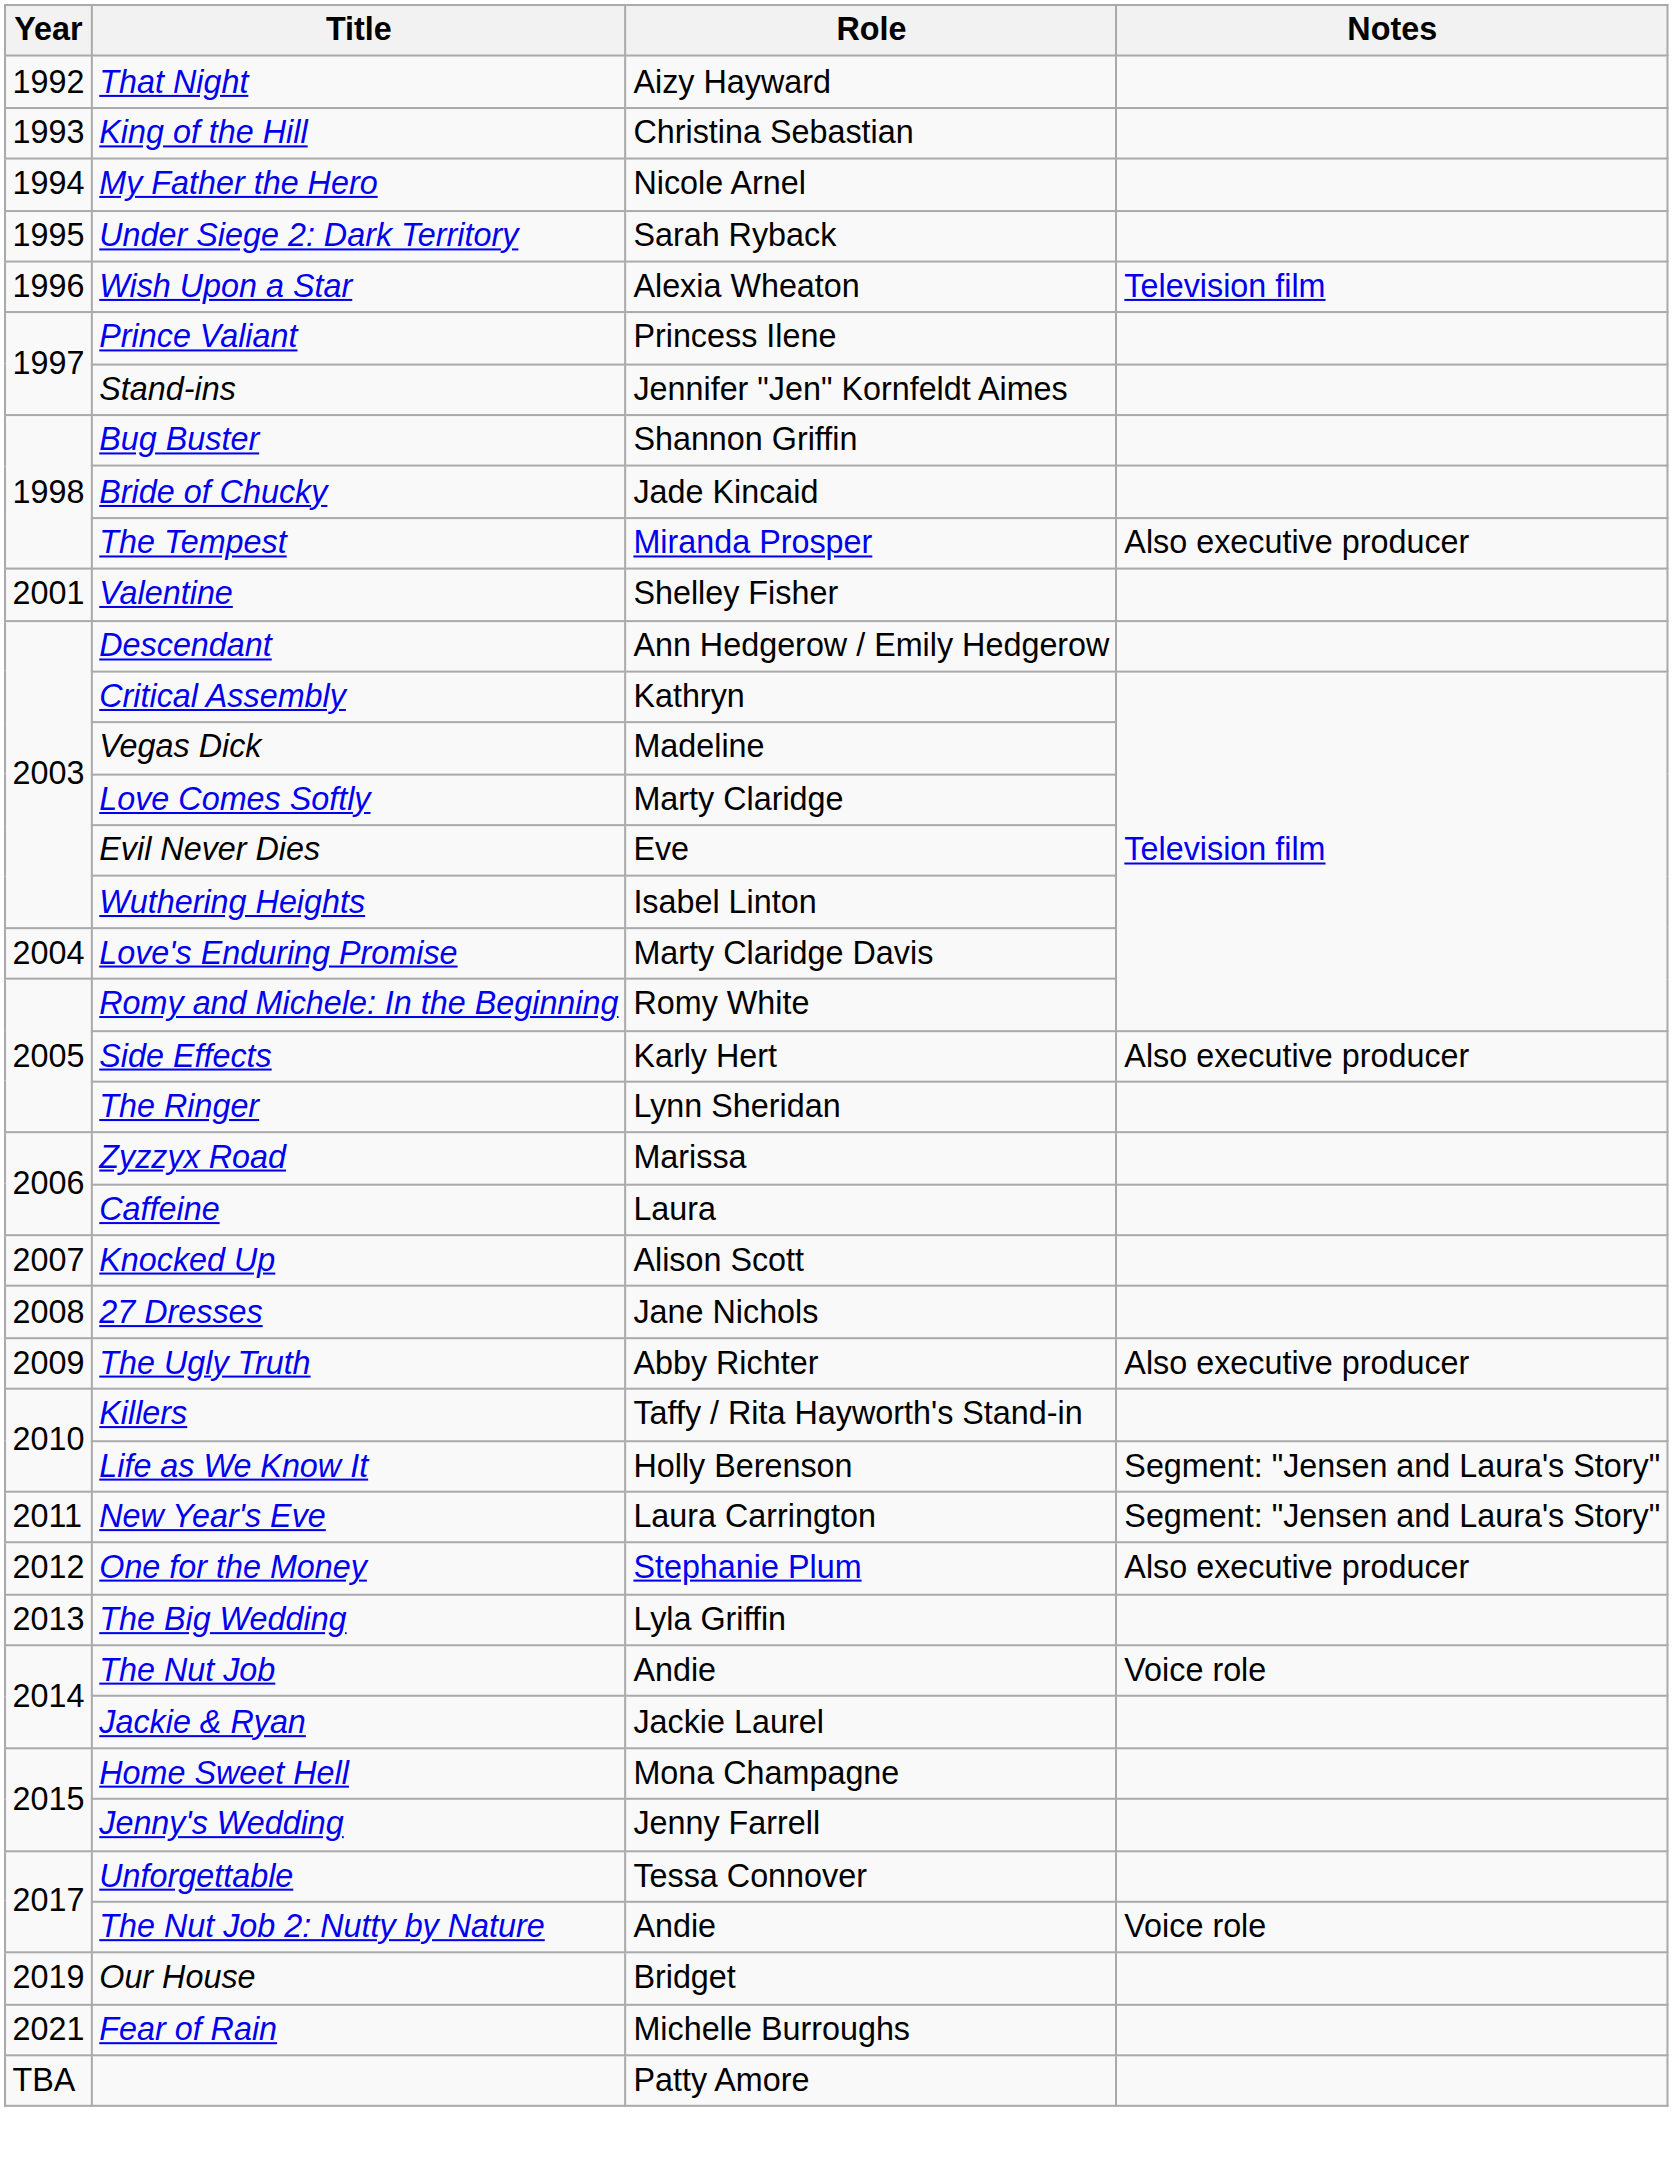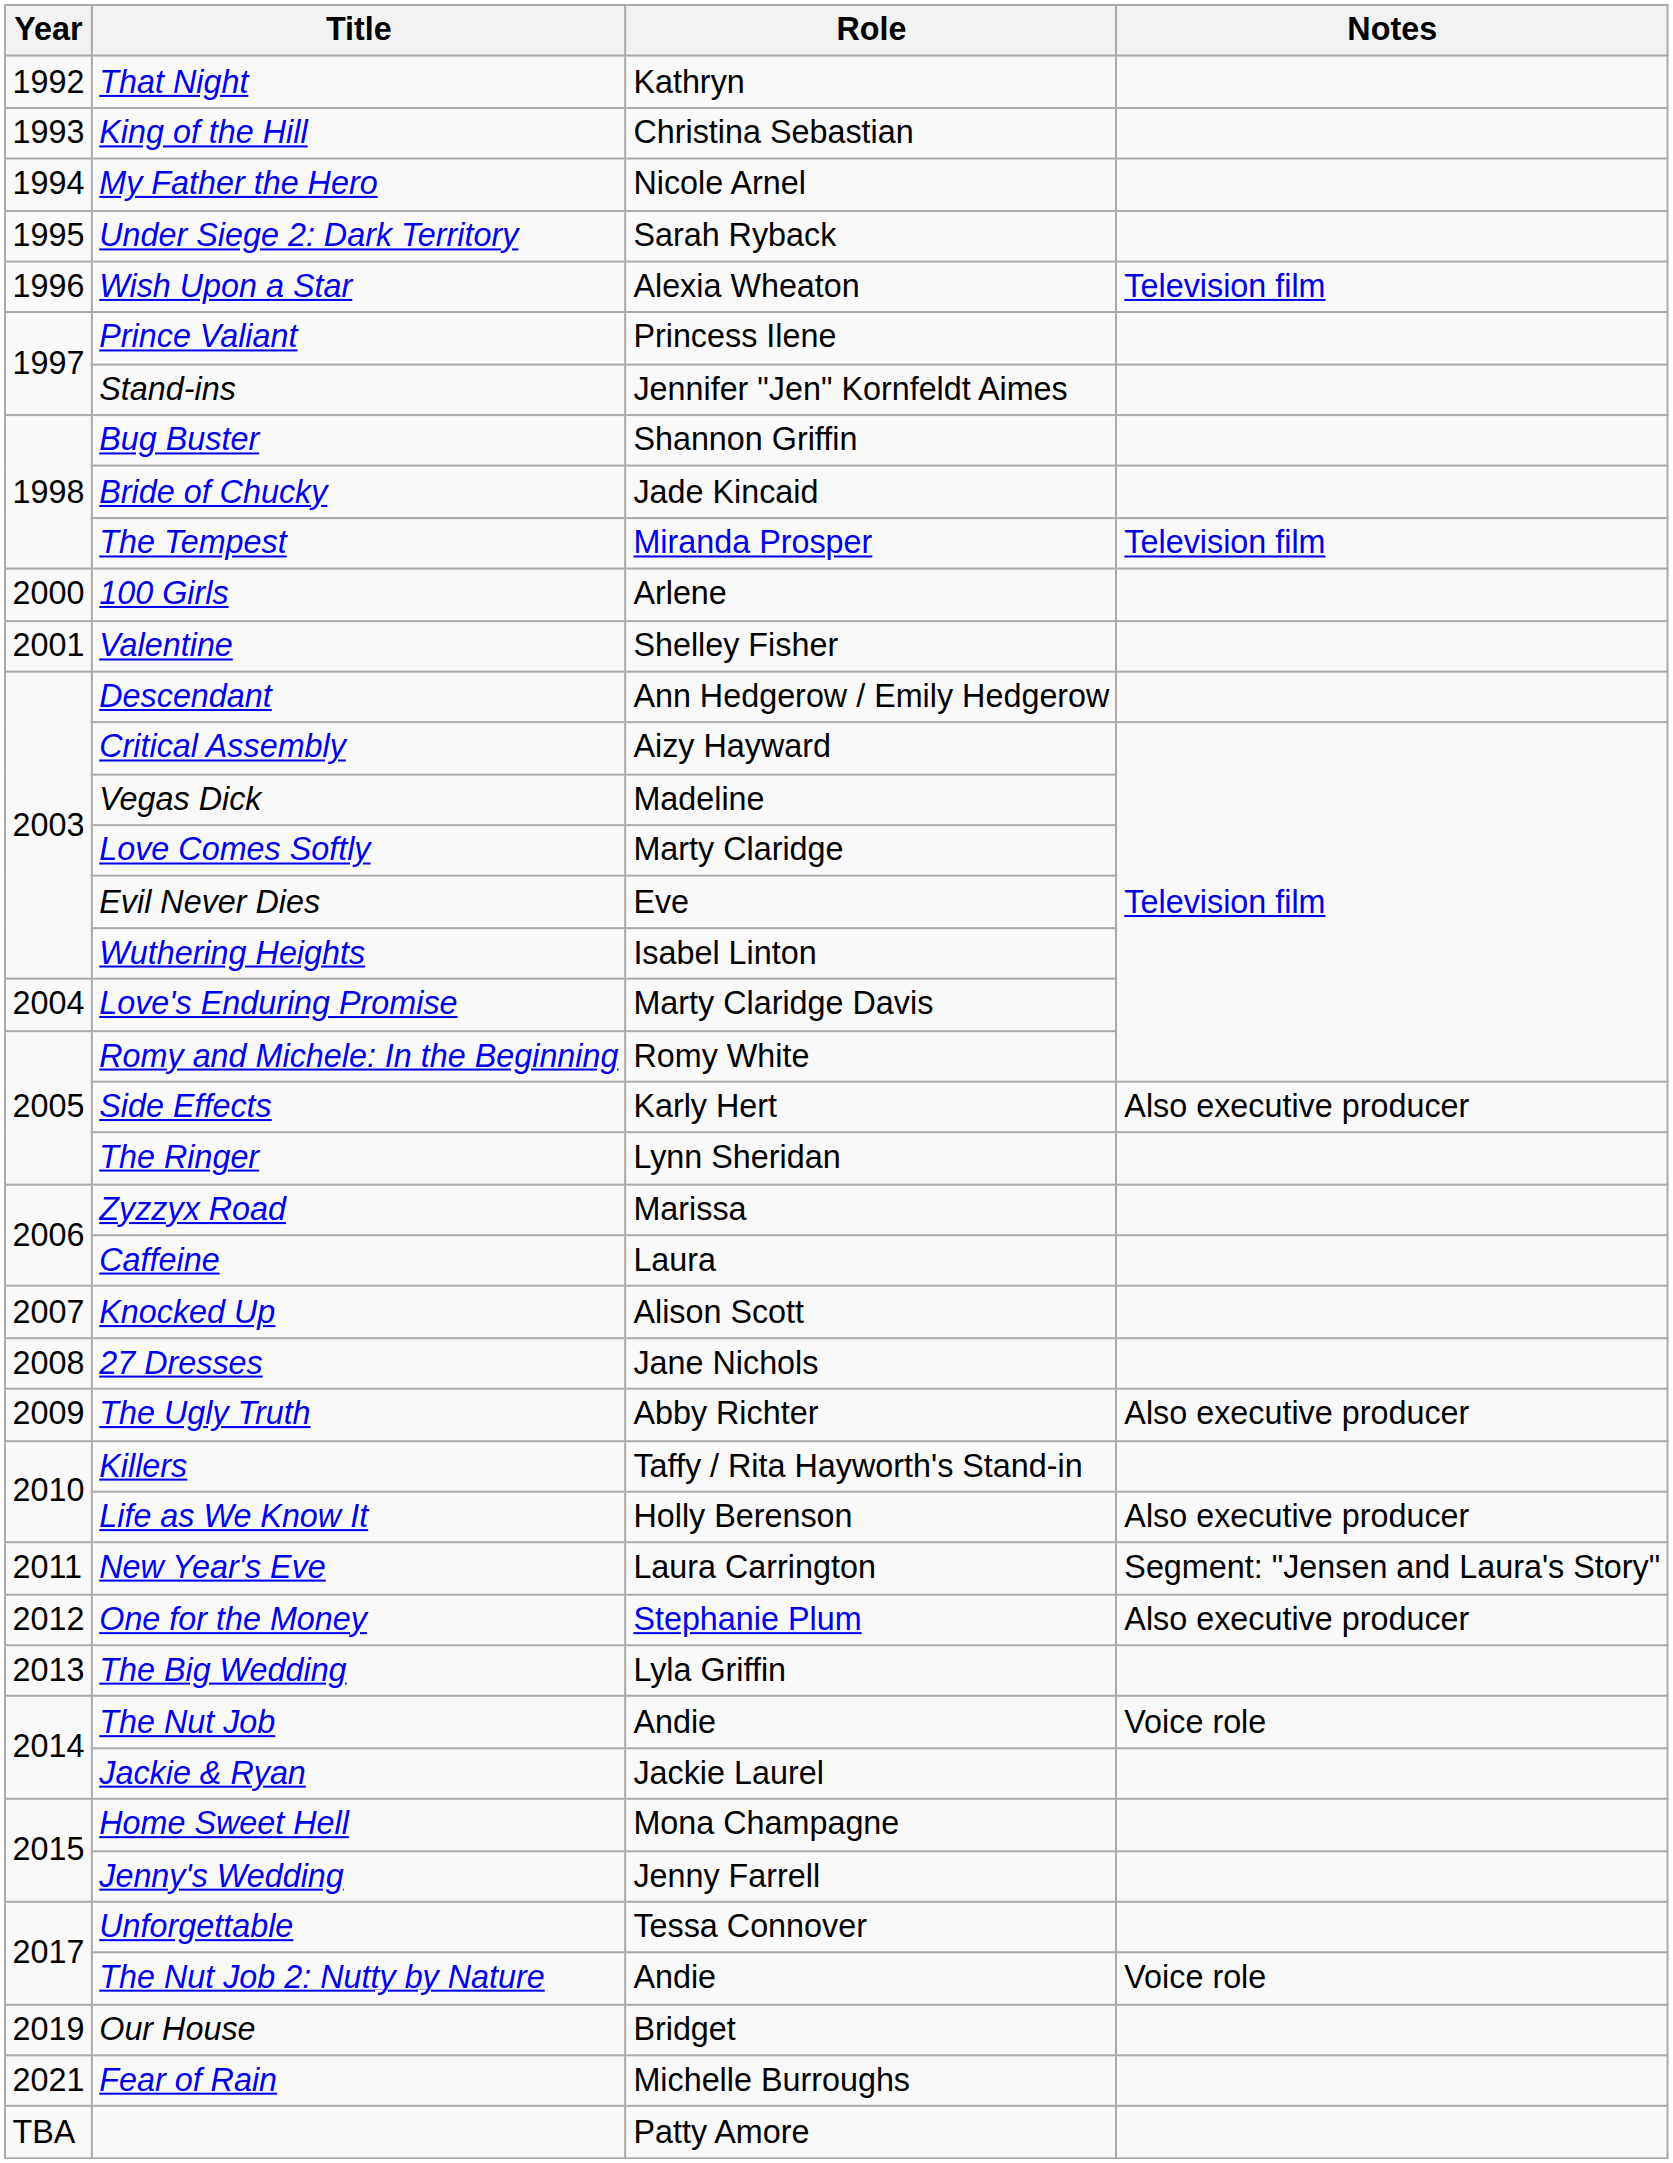(732, 81) Aizy Hayward -> (689, 81) Kathryn
(1297, 542) Also executive producer -> (1225, 542) Television film
+ row: (164, 593)
(689, 696) Kathryn -> (732, 747) Aizy Hayward
(1392, 1465) Segment: "Jensen and Laura's Story" -> (1297, 1516) Also executive producer
